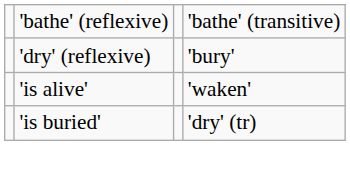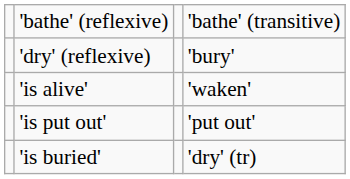+ row: (63, 122)
